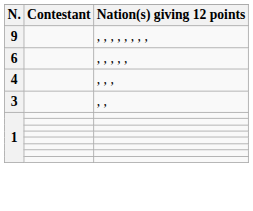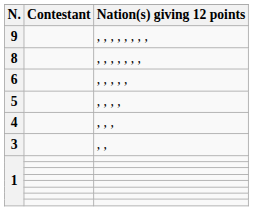+ row: (14, 58)
+ row: (14, 101)
